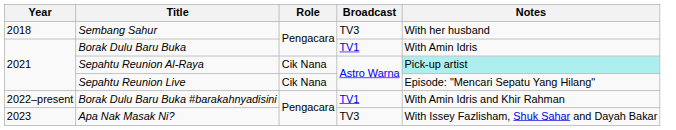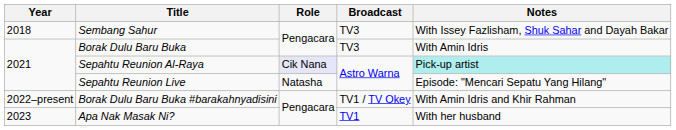(447, 30) With her husband -> (542, 30) With Issey Fazlisham, Shuk Sahar and Dayah Bakar
(349, 47) TV1 -> (349, 47) TV3
(304, 64) no background -> (304, 64) lavender background
(304, 82) Cik Nana -> (302, 82) Natasha
(349, 99) TV1 -> (375, 99) TV1 / TV Okey
(349, 116) TV3 -> (349, 116) TV1
(531, 116) With Issey Fazlisham, Shuk Sahar and Dayah Bakar -> (458, 116) With her husband
